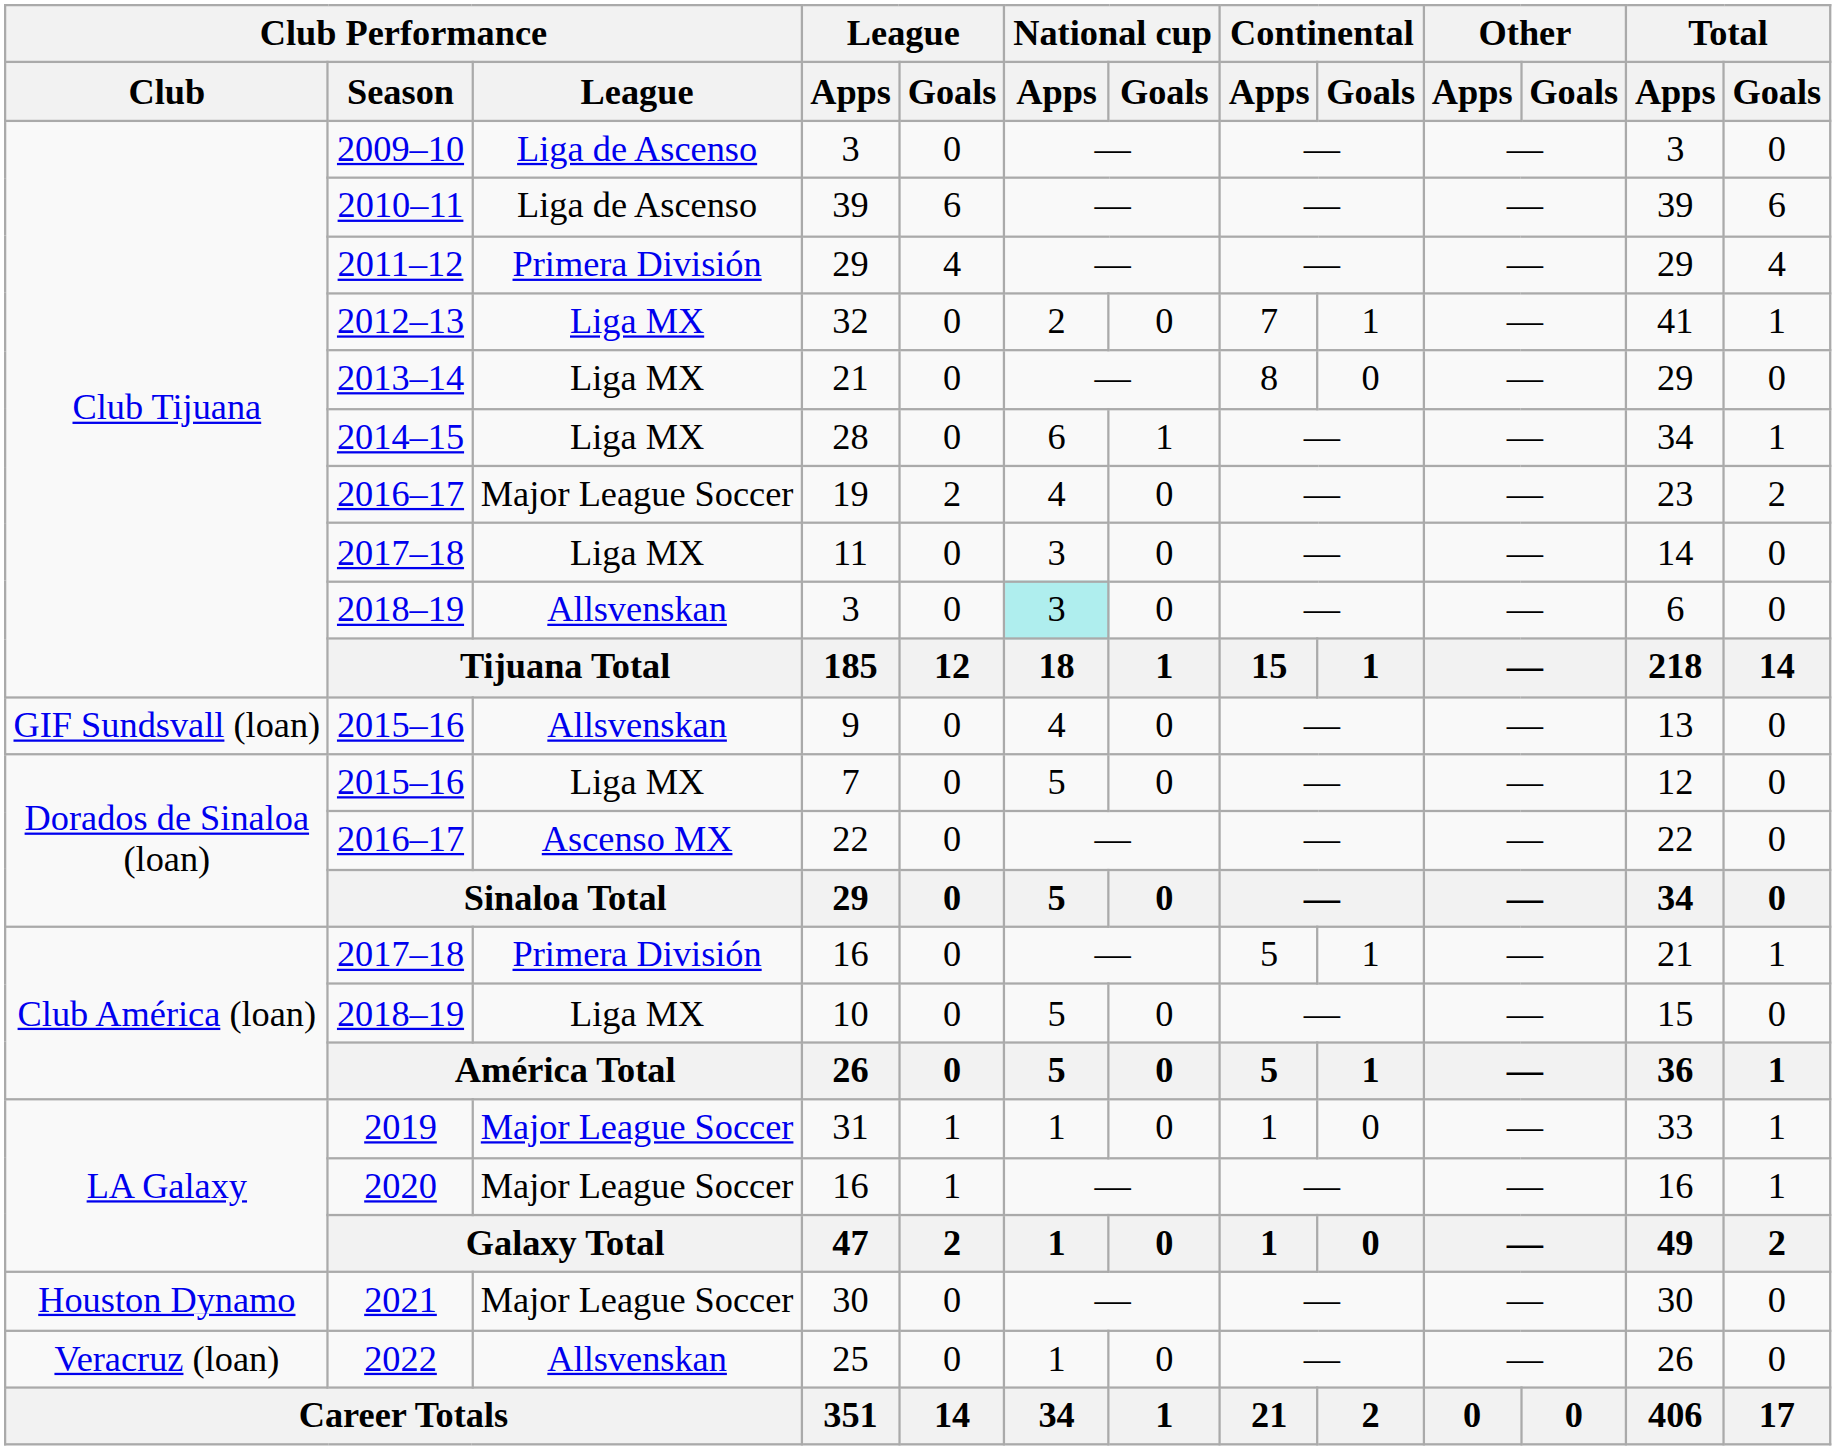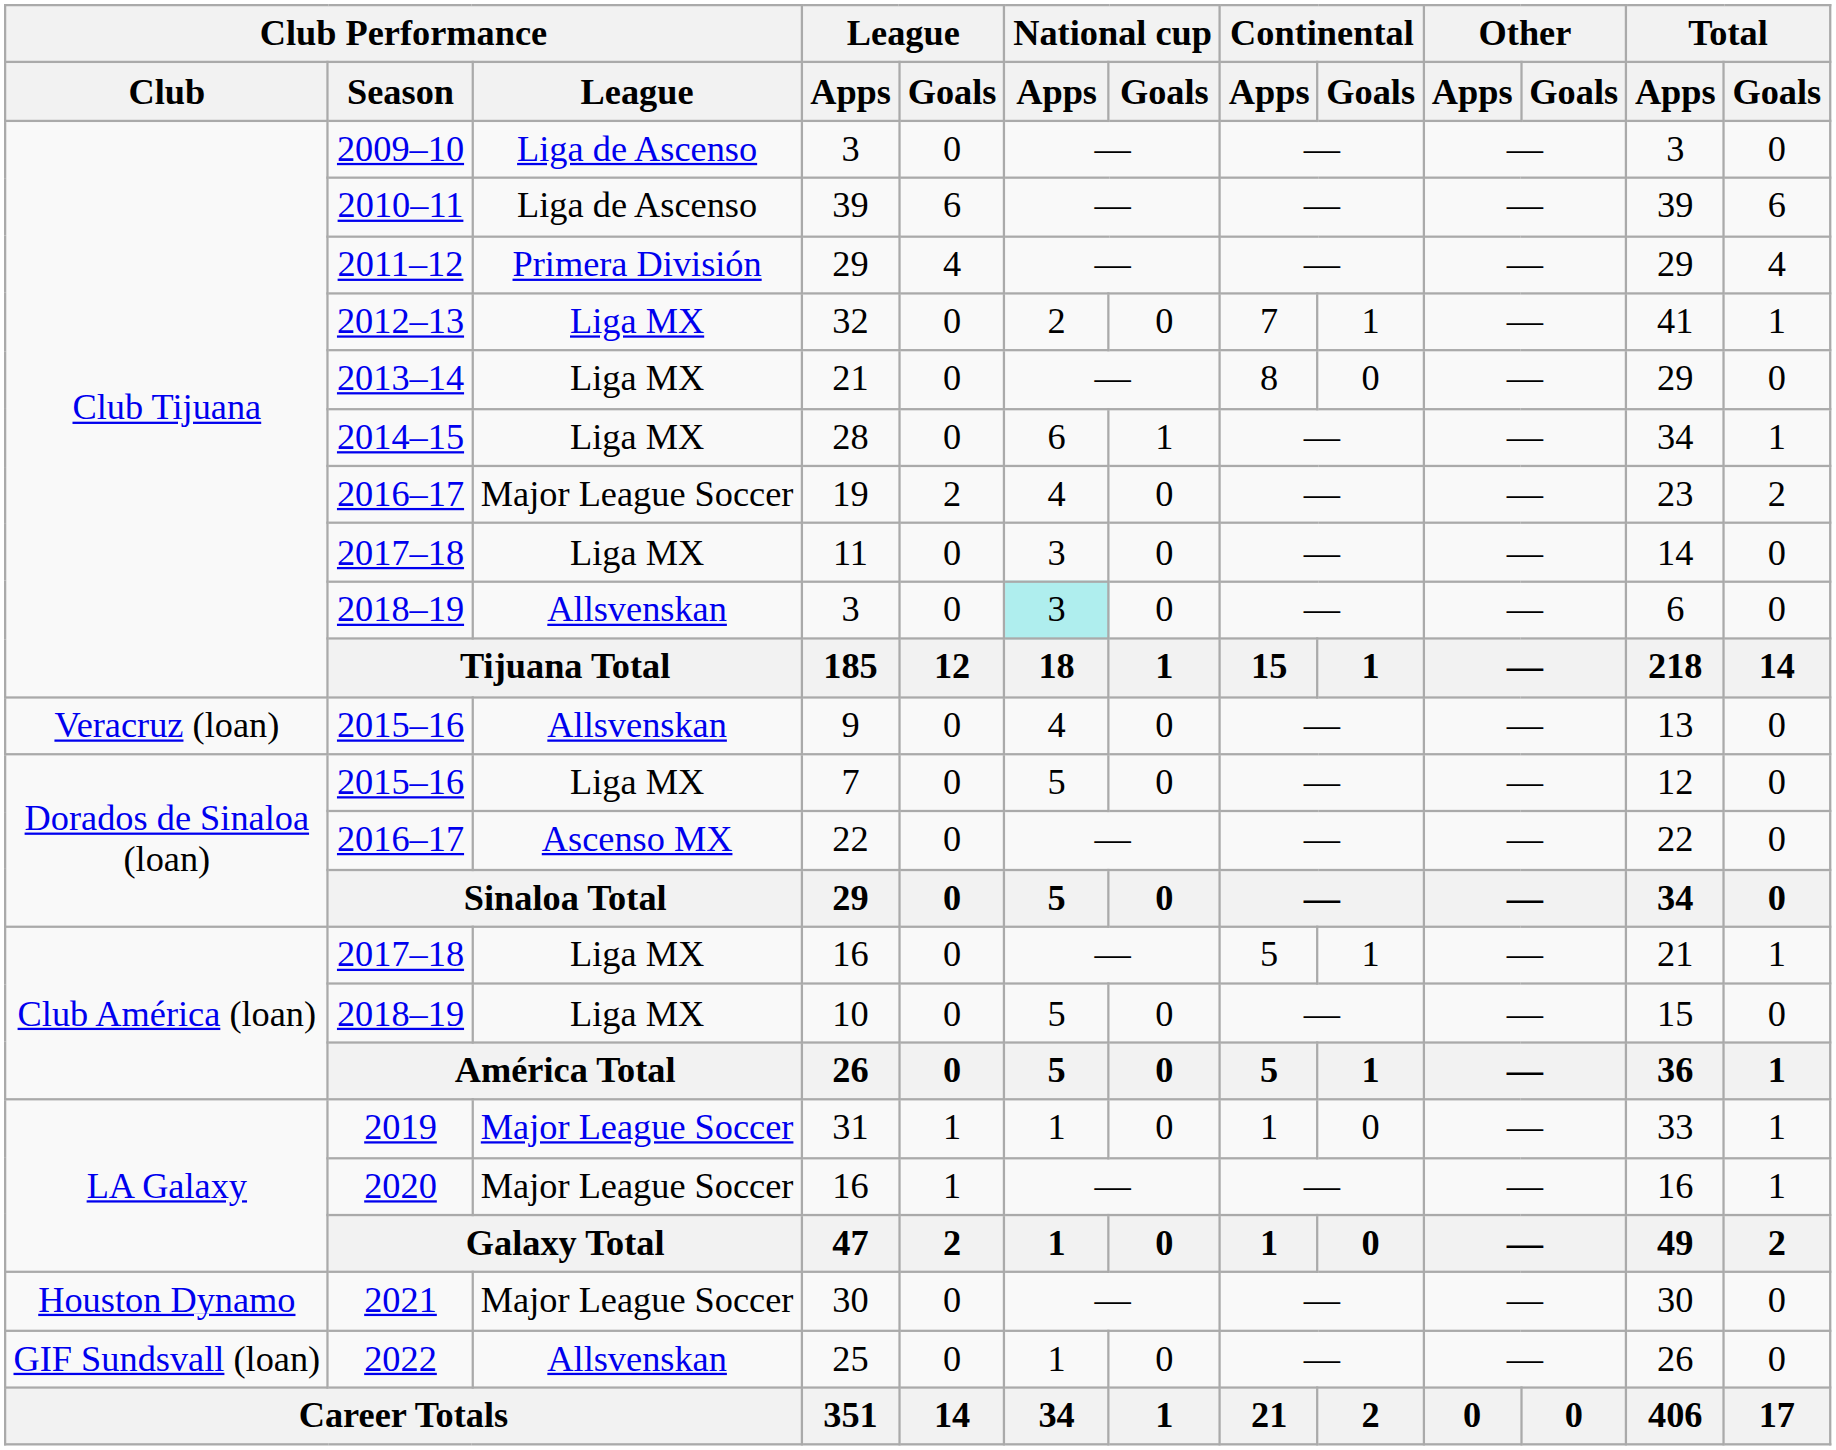(167, 724) GIF Sundsvall (loan) -> (167, 724) Veracruz (loan)
(637, 954) Primera División -> (637, 954) Liga MX
(167, 1358) Veracruz (loan) -> (167, 1358) GIF Sundsvall (loan)
